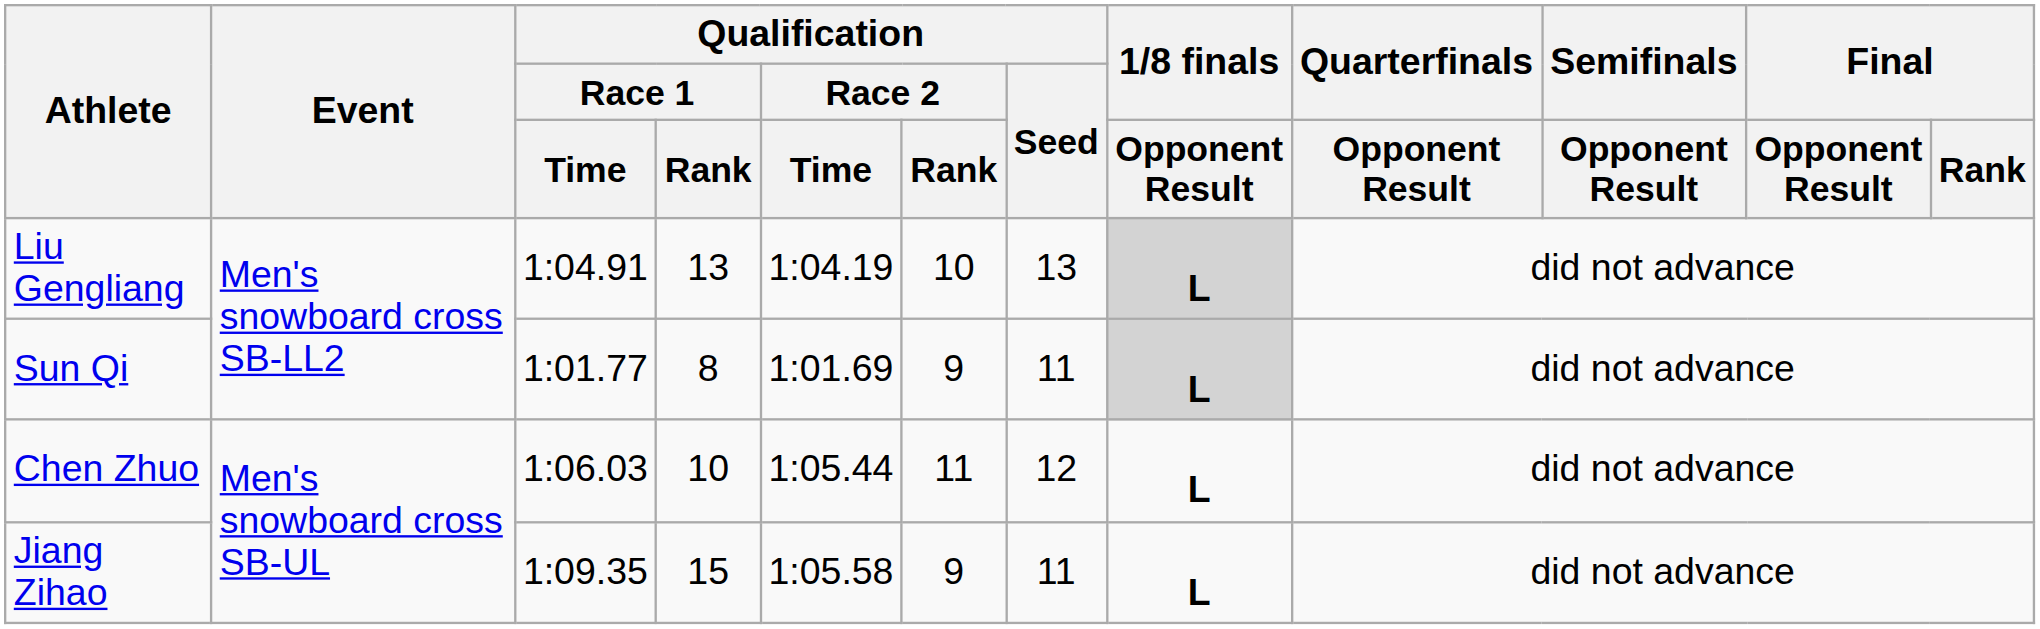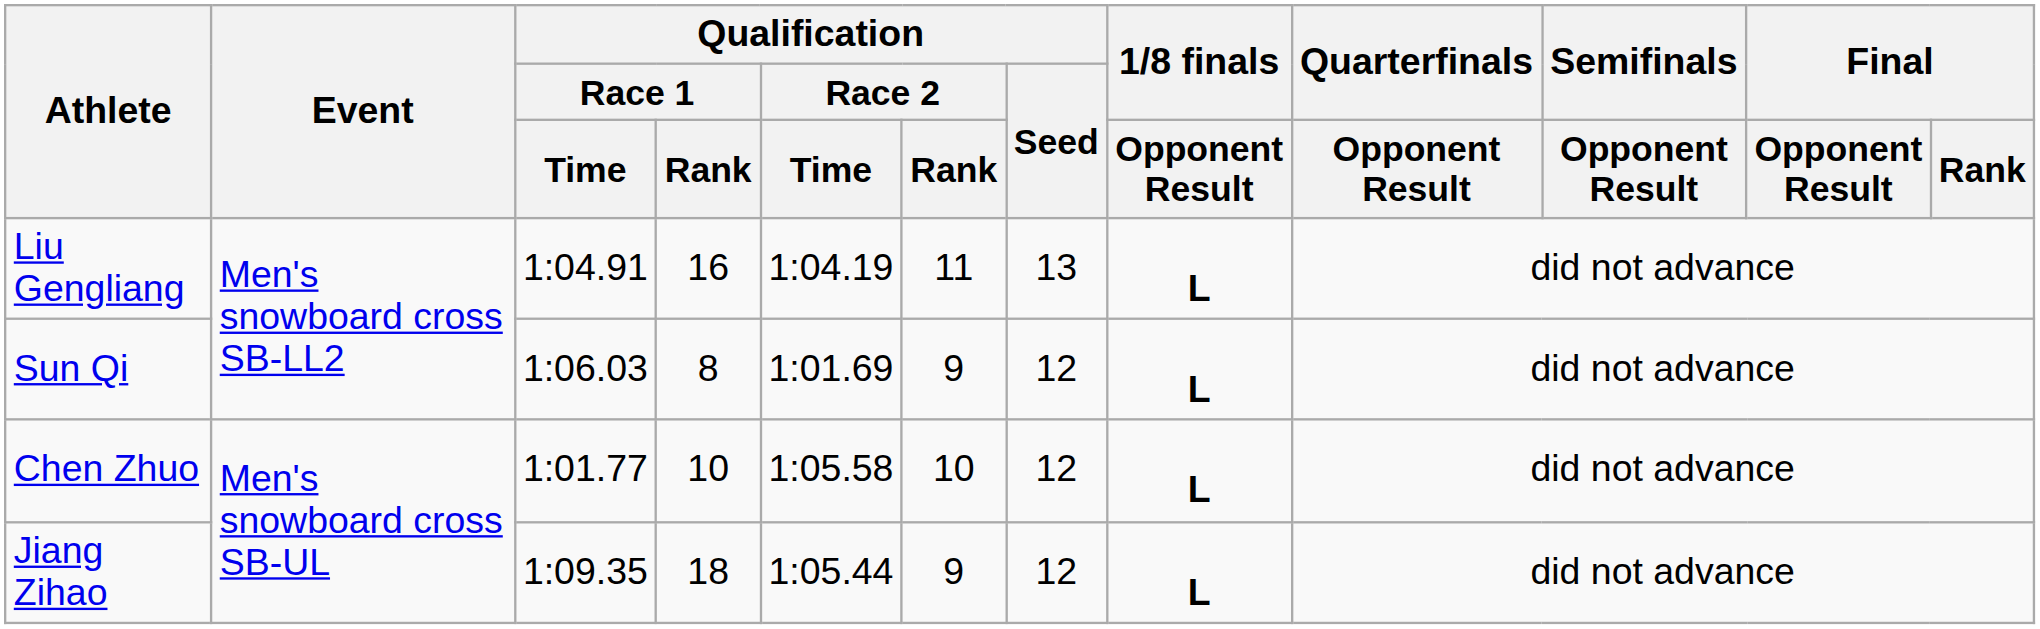(708, 267) 13 -> (708, 267) 16
(954, 267) 10 -> (954, 267) 11
(1199, 288) lightgrey background -> (1199, 288) no background
(585, 368) 1:01.77 -> (585, 368) 1:06.03
(1056, 368) 11 -> (1056, 368) 12
(1199, 389) lightgrey background -> (1199, 389) no background
(585, 470) 1:06.03 -> (585, 470) 1:01.77
(831, 470) 1:05.44 -> (831, 470) 1:05.58
(954, 470) 11 -> (954, 470) 10
(708, 571) 15 -> (708, 571) 18
(831, 571) 1:05.58 -> (831, 571) 1:05.44
(1056, 571) 11 -> (1056, 571) 12
